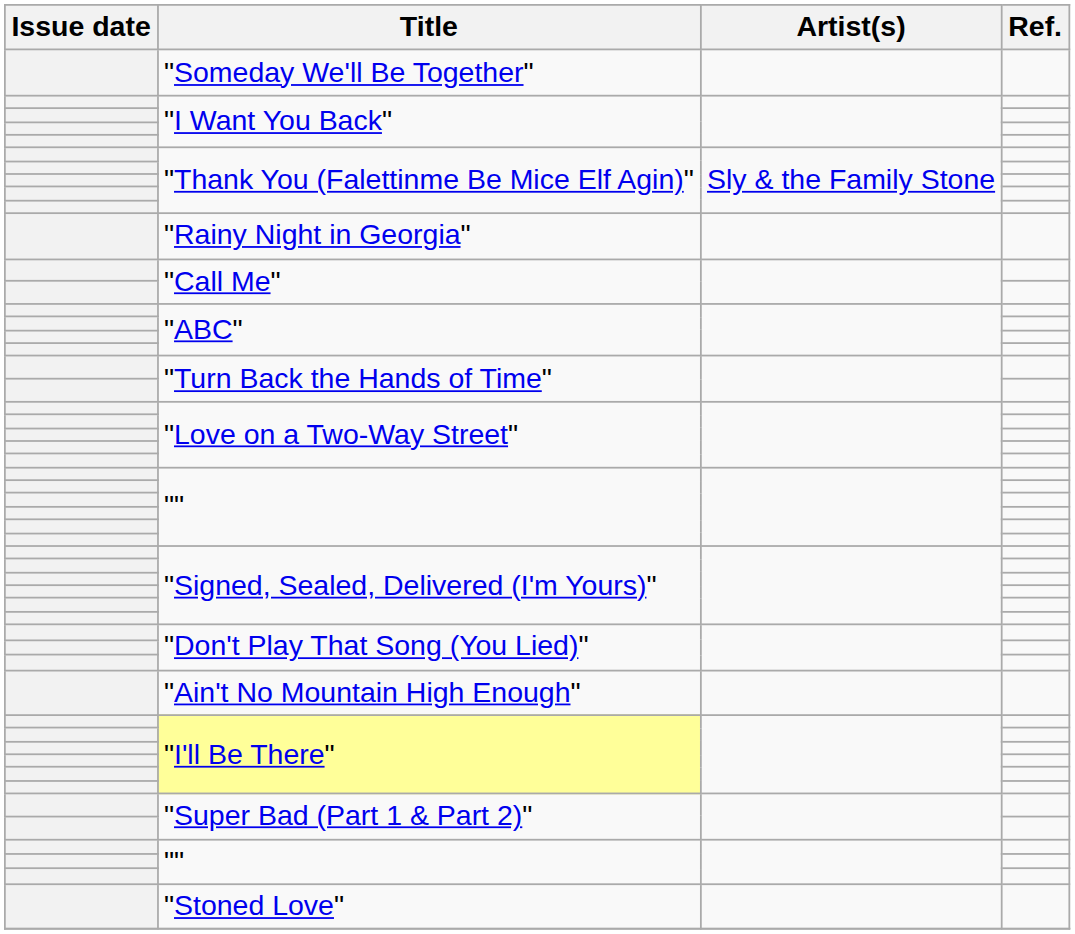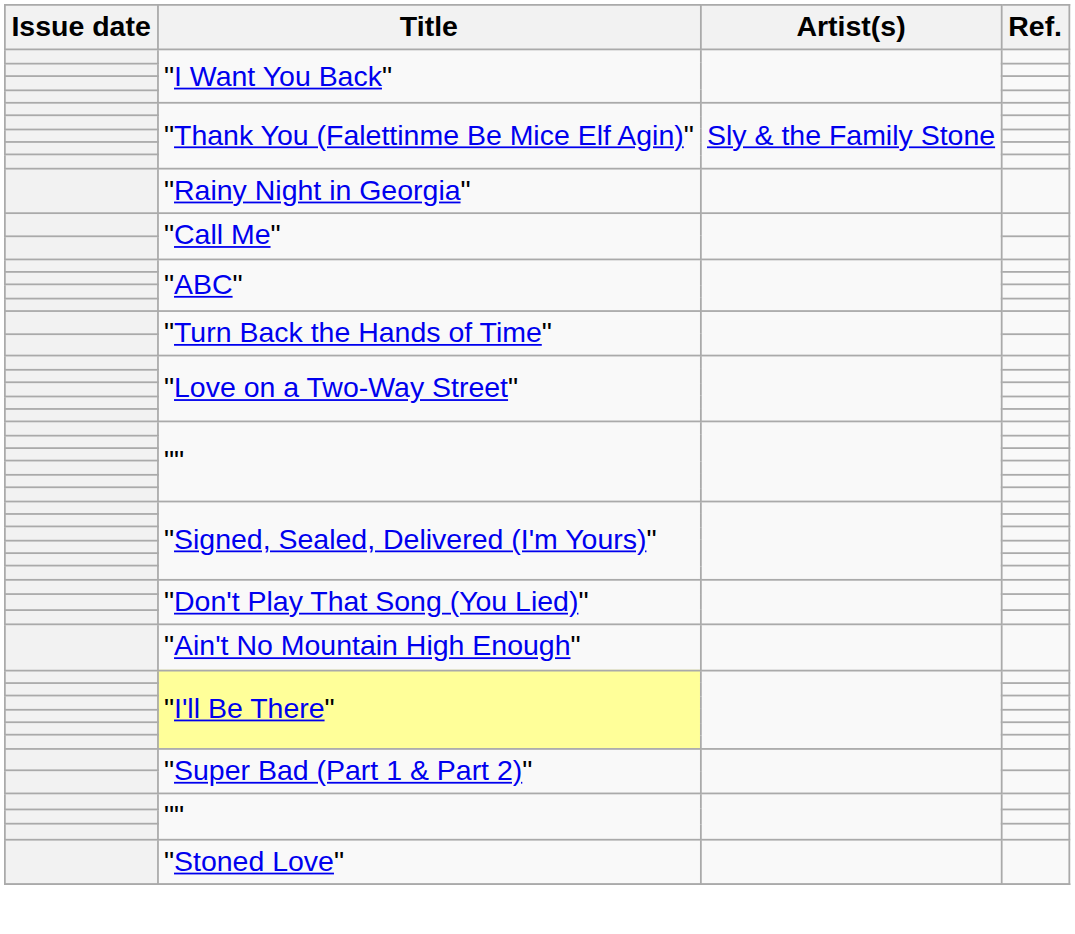- row: (349, 72)
